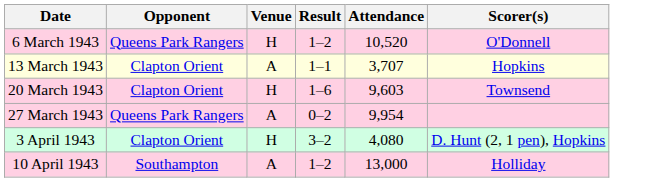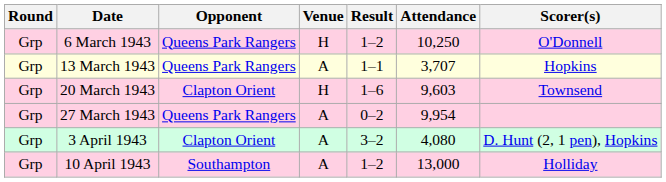+ column: (30, 16)
(386, 41) 10,520 -> (438, 41) 10,250
(177, 66) Clapton Orient -> (229, 66) Queens Park Rangers
(271, 139) H -> (323, 139) A
